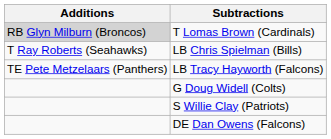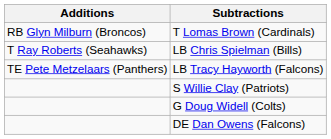(77, 32) lightgrey background -> (77, 32) no background
rows swapped: (231, 106) <-> (229, 87)
